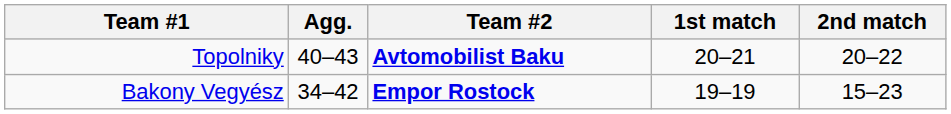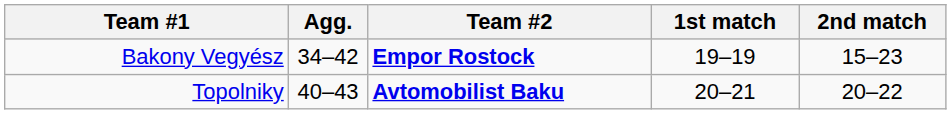rows swapped: (238, 56) <-> (203, 91)
